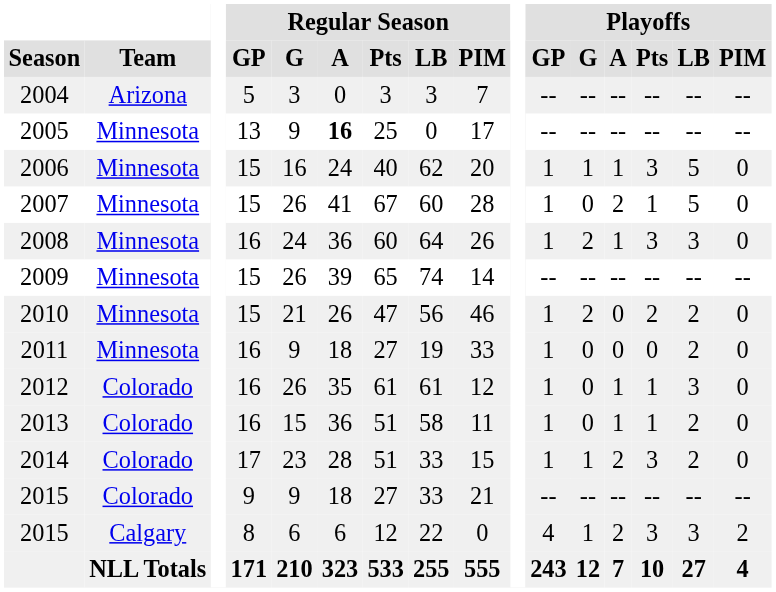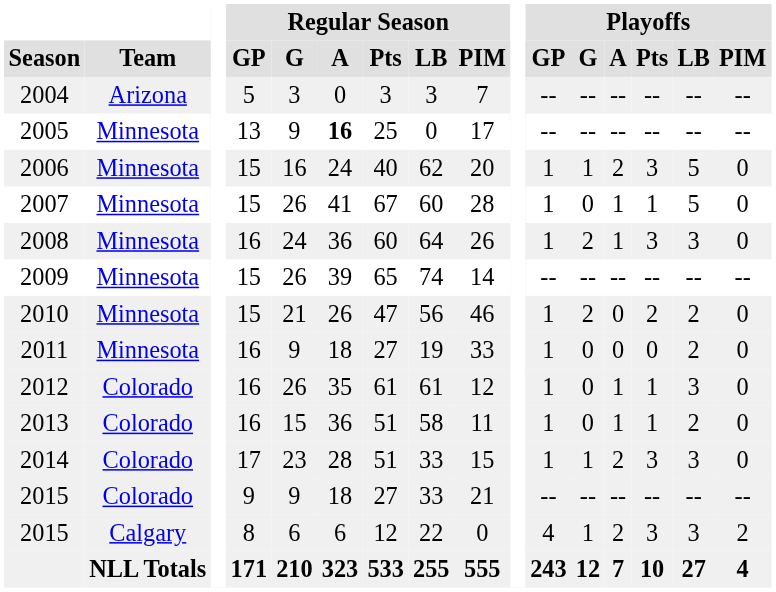(618, 167) 1 -> (618, 167) 2
(618, 204) 2 -> (618, 204) 1
(694, 459) 2 -> (694, 459) 3
